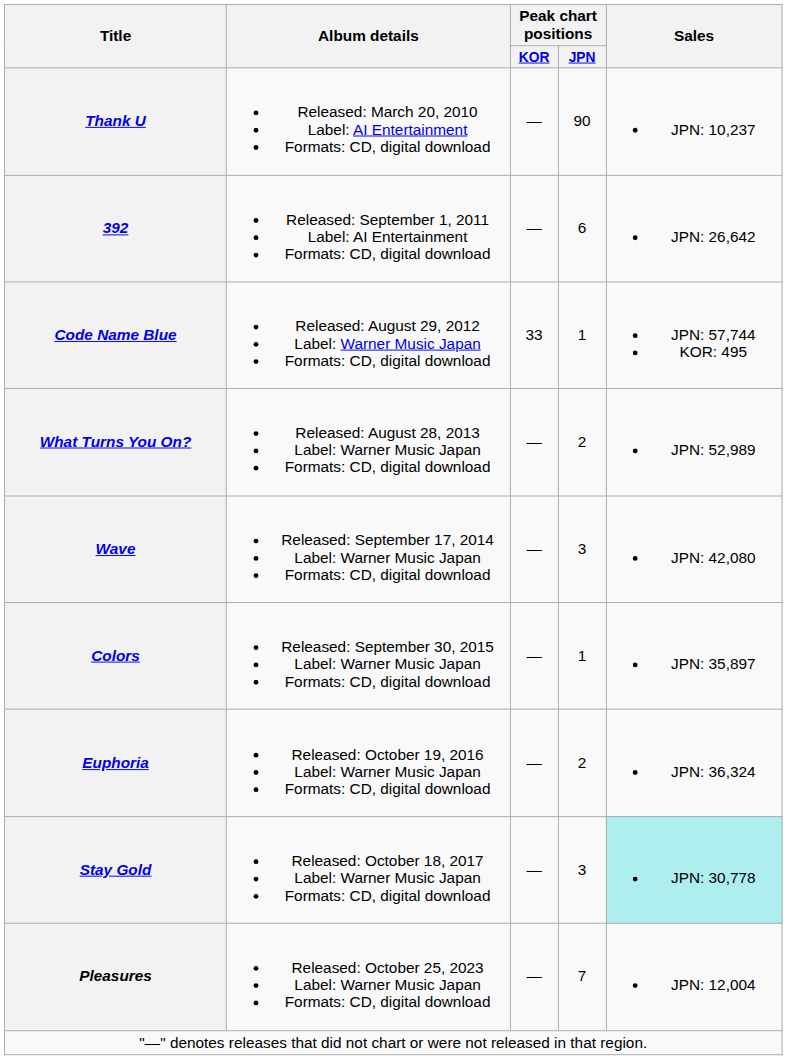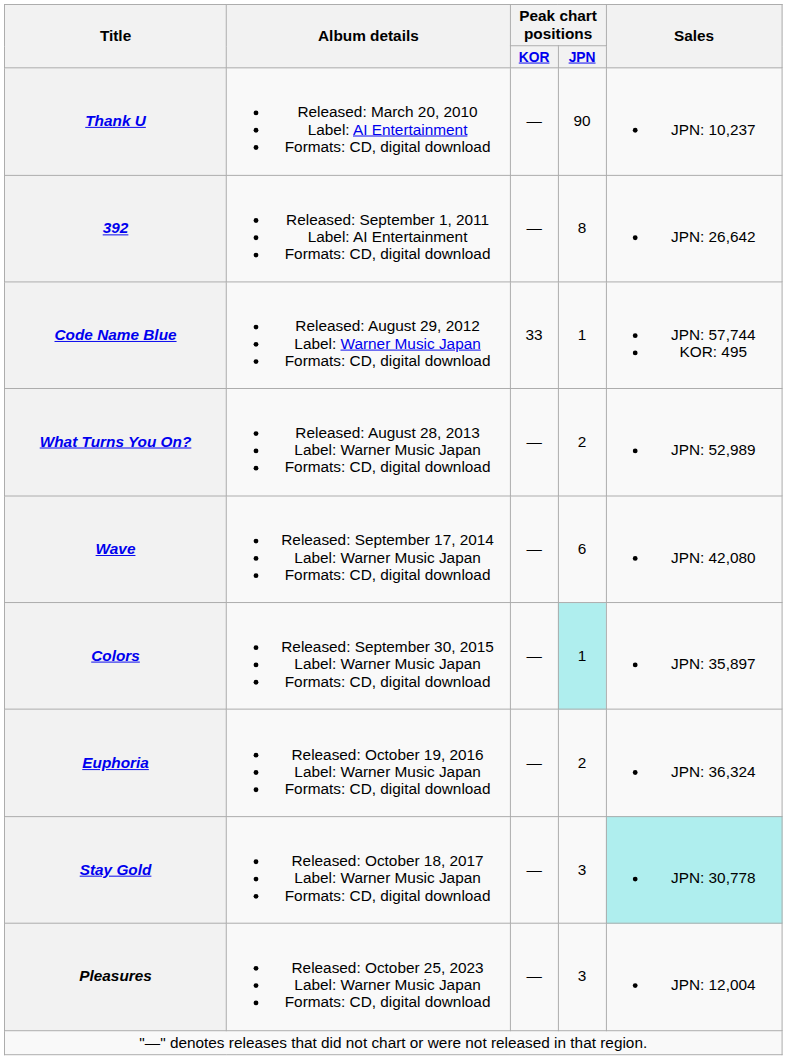(582, 228) 6 -> (582, 228) 8
(582, 549) 3 -> (582, 549) 6
(582, 656) no background -> (582, 656) paleturquoise background
(582, 976) 7 -> (582, 976) 3
